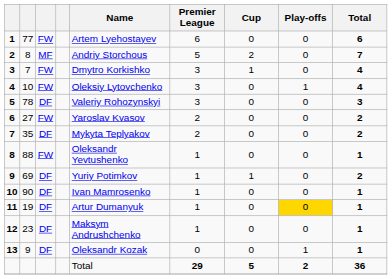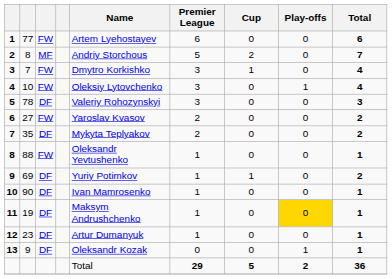(108, 207) Artur Dumanyuk -> (106, 213) Maksym Andrushchenko
(106, 229) Maksym Andrushchenko -> (108, 234) Artur Dumanyuk
